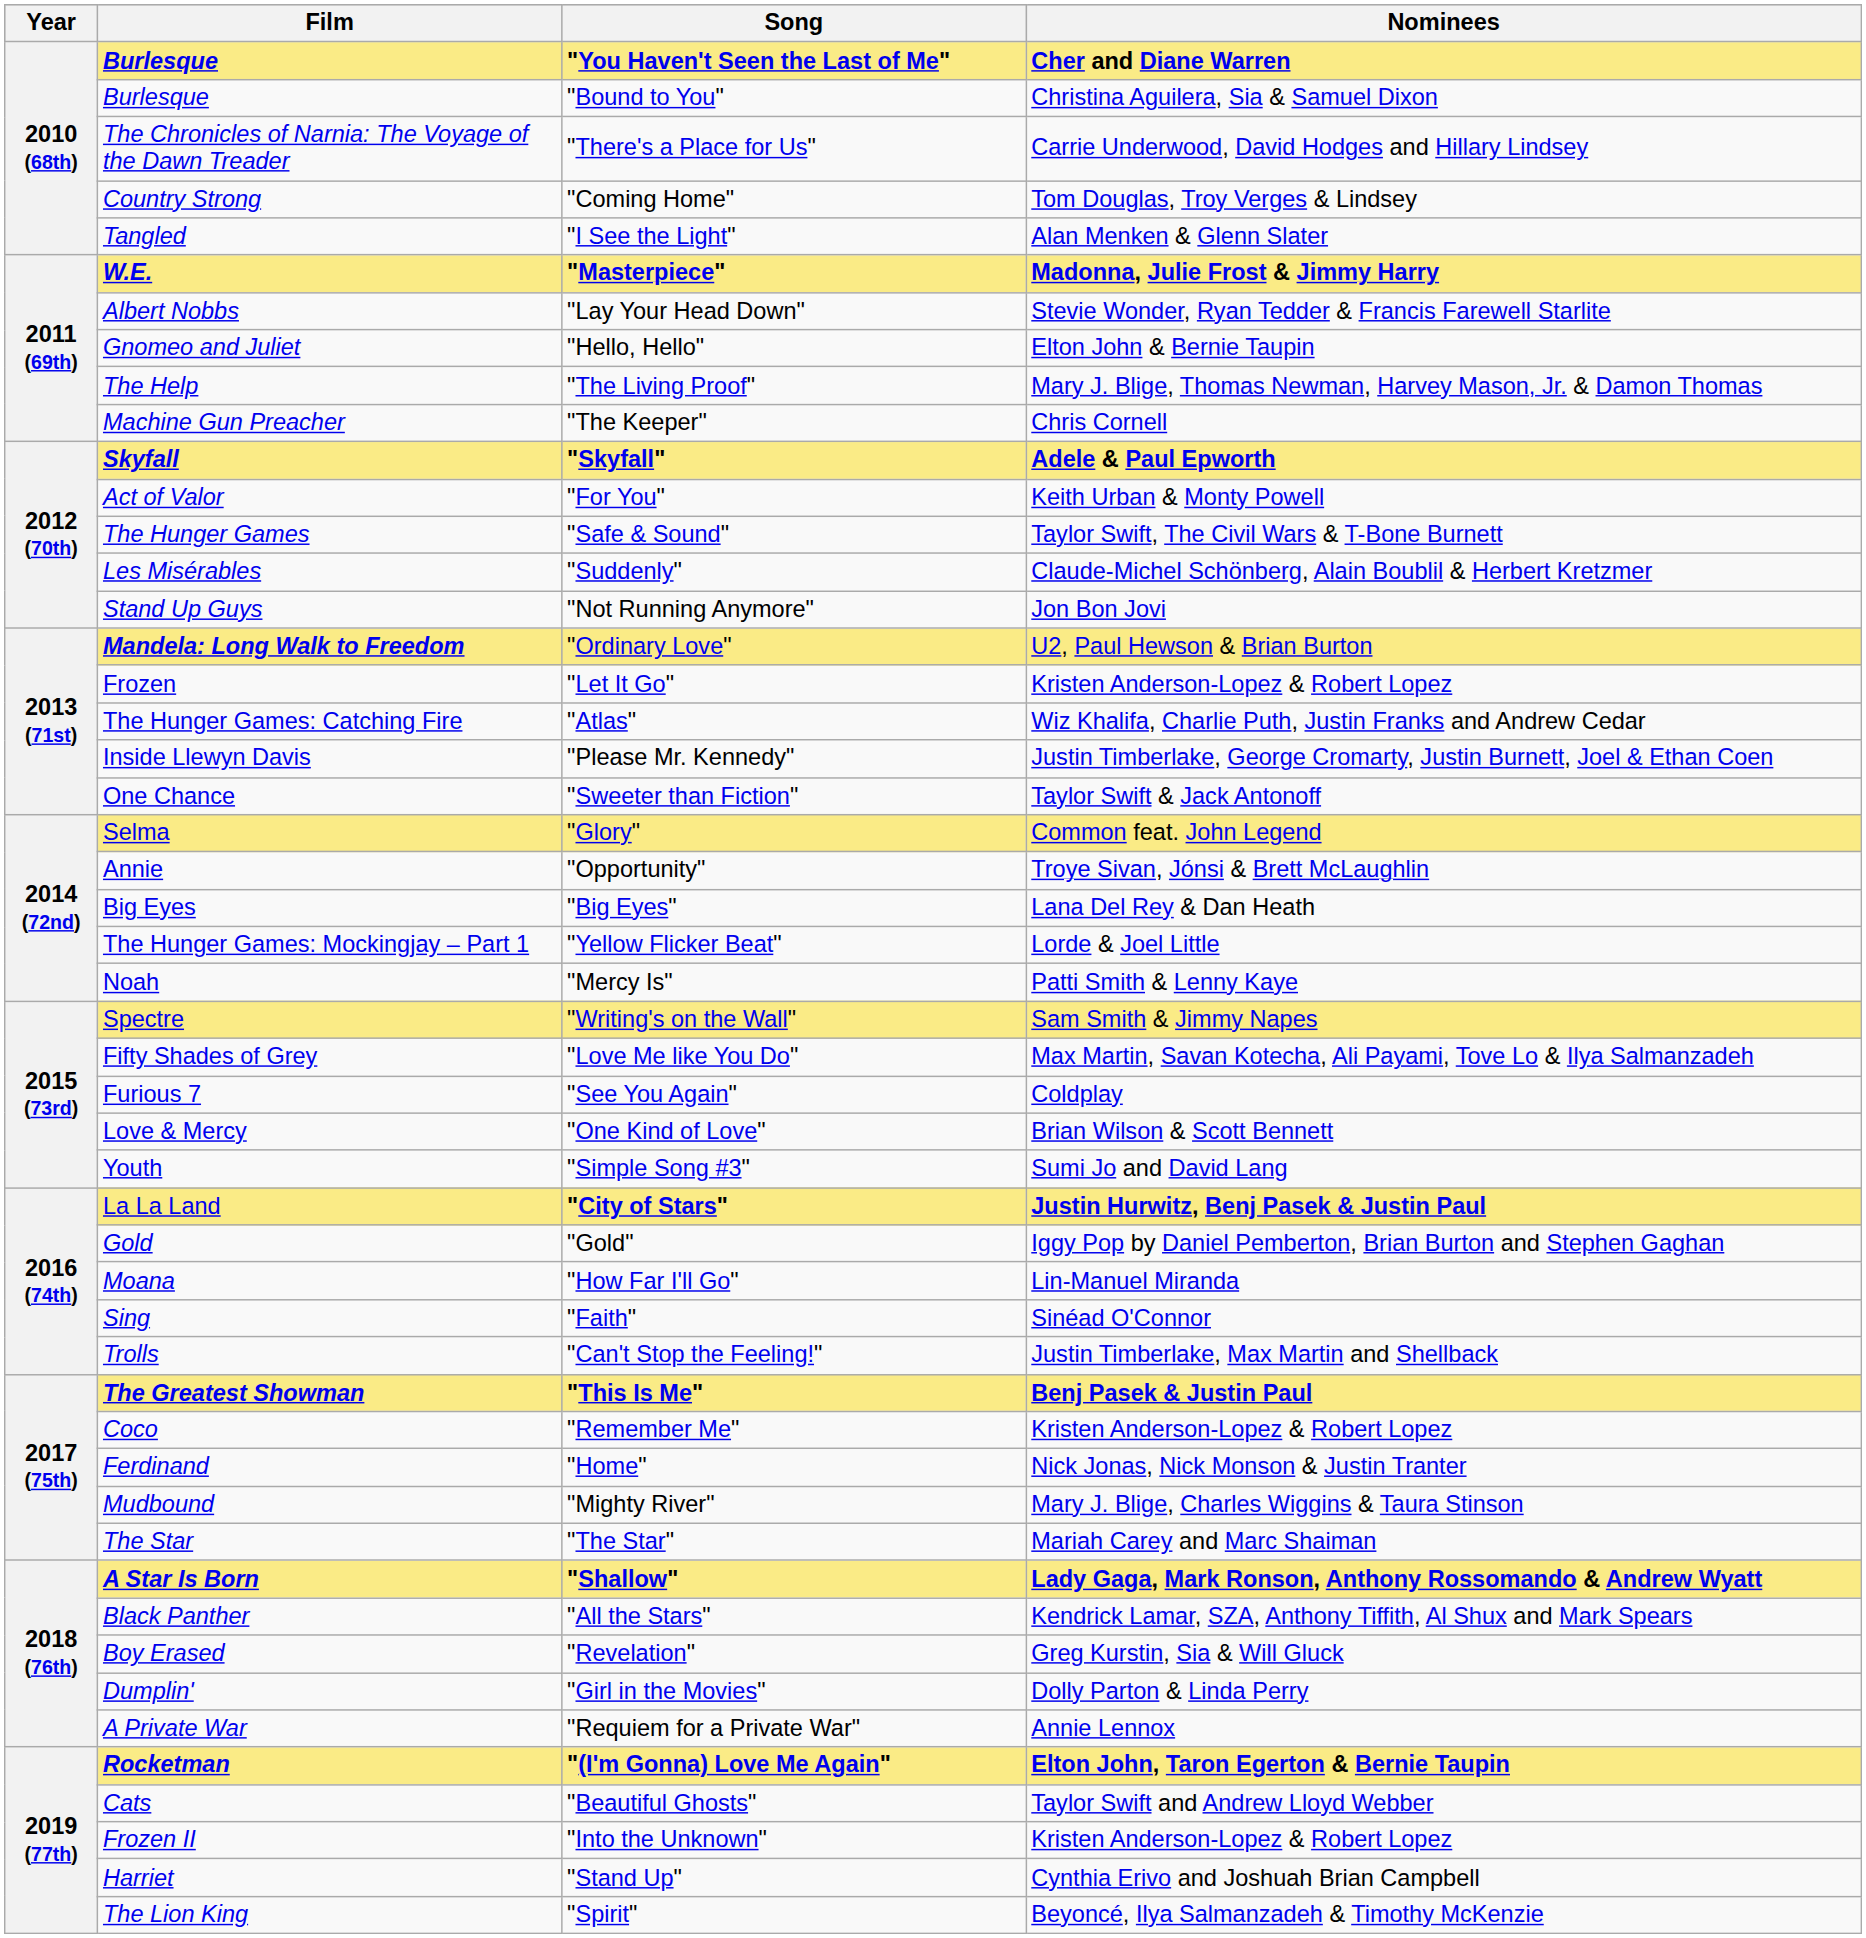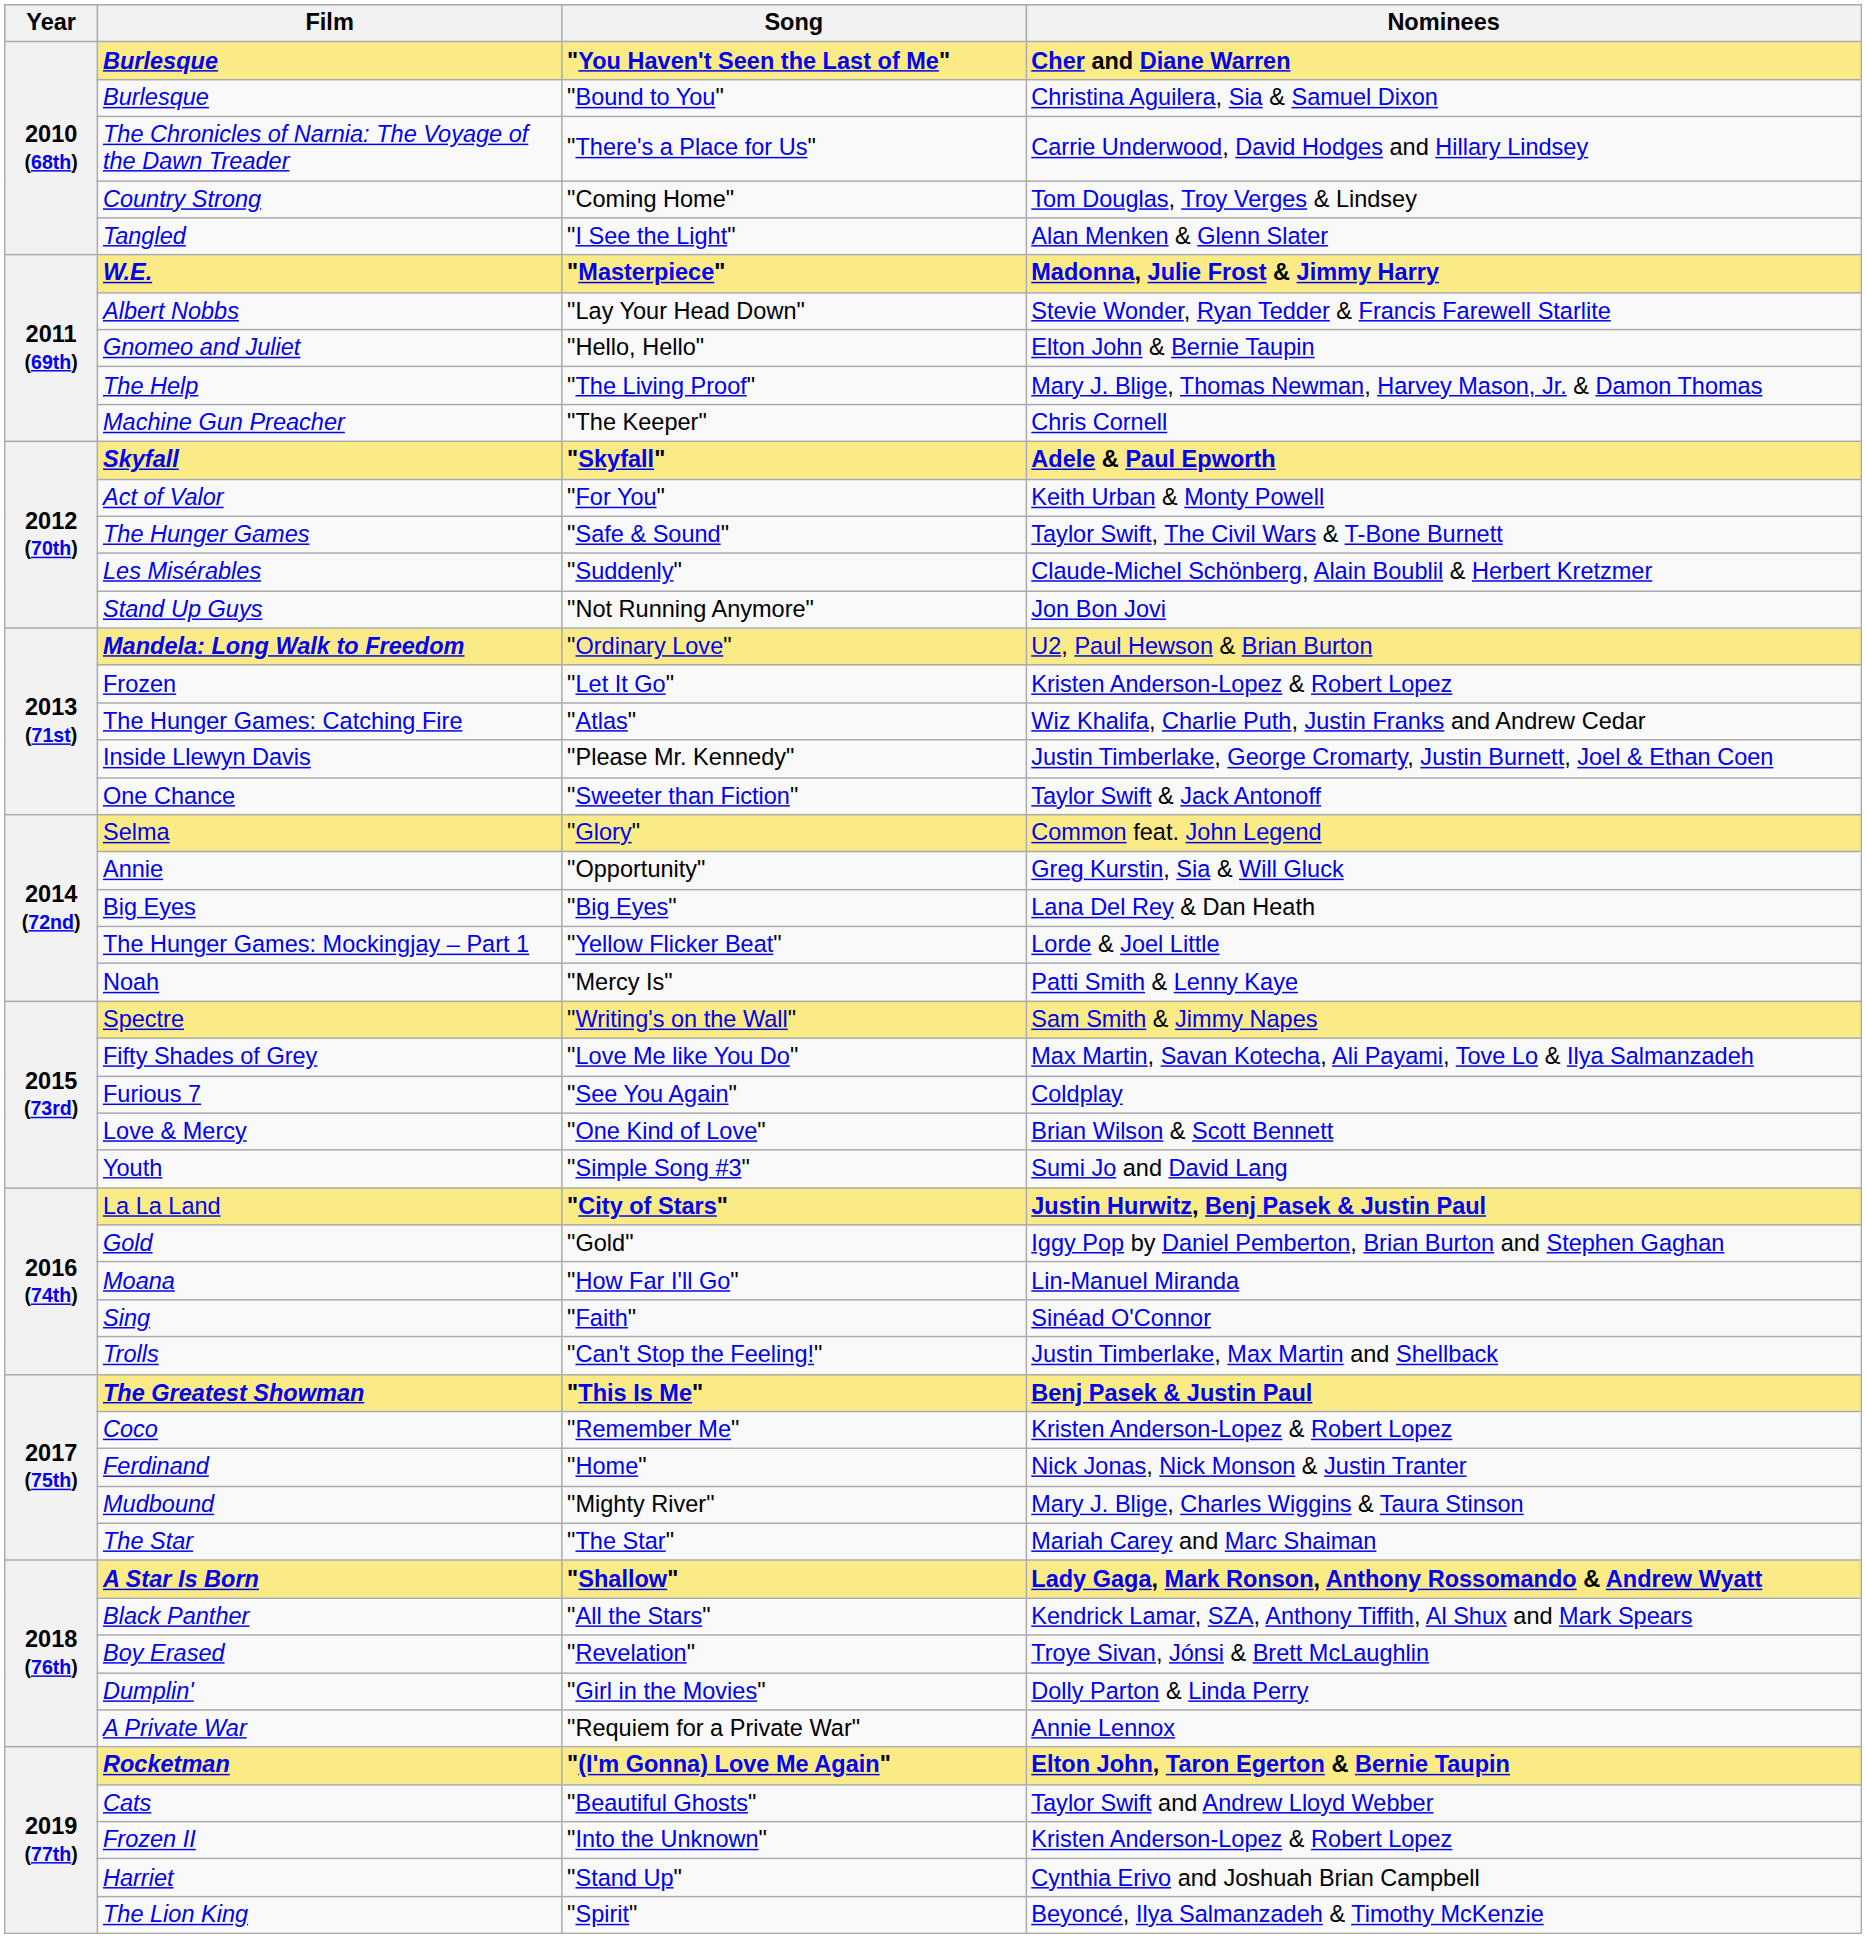(1230, 870) Troye Sivan, Jónsi & Brett McLaughlin -> (1187, 870) Greg Kurstin, Sia & Will Gluck
(1187, 1653) Greg Kurstin, Sia & Will Gluck -> (1230, 1653) Troye Sivan, Jónsi & Brett McLaughlin
